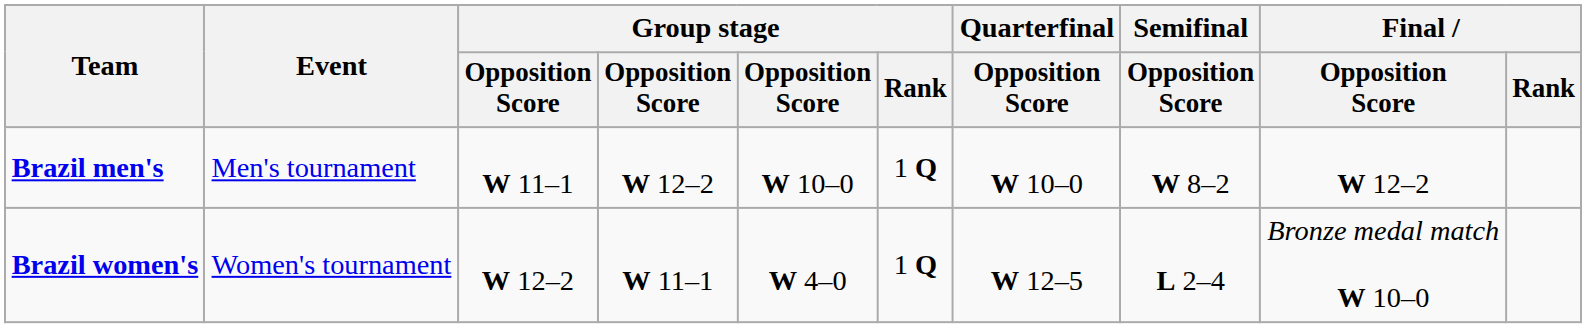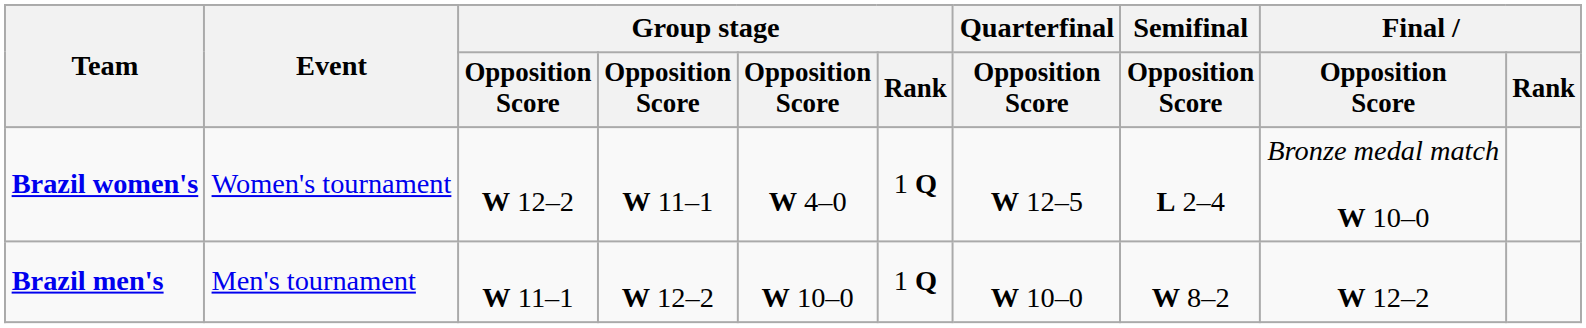rows swapped: (88, 167) <-> (105, 264)
